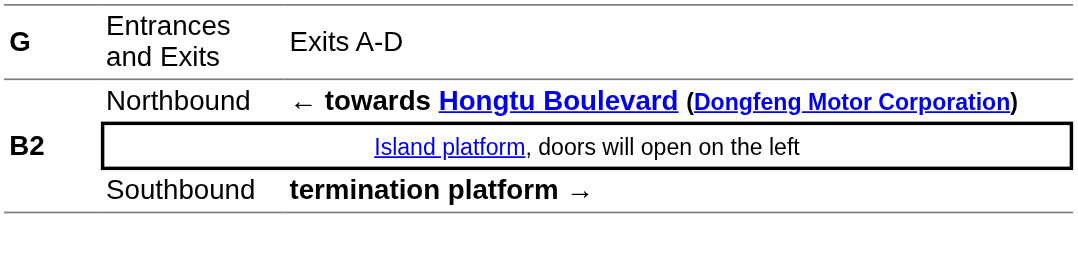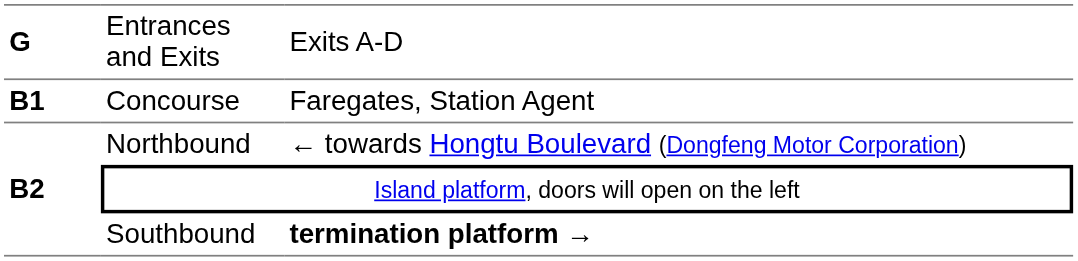+ row: (173, 100)
(654, 100) bold -> (628, 143) normal
